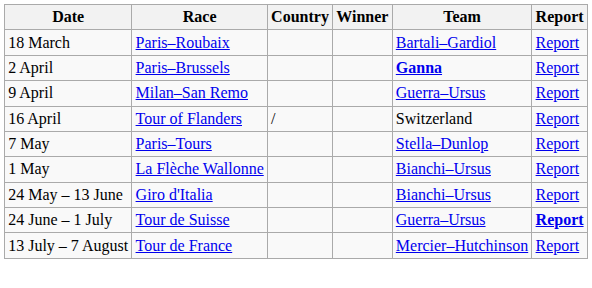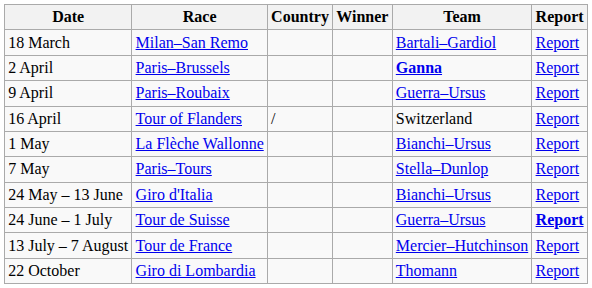(183, 42) Paris–Roubaix -> (192, 42) Milan–San Remo
(192, 93) Milan–San Remo -> (183, 93) Paris–Roubaix
rows swapped: (29, 169) <-> (29, 144)
+ row: (44, 270)
